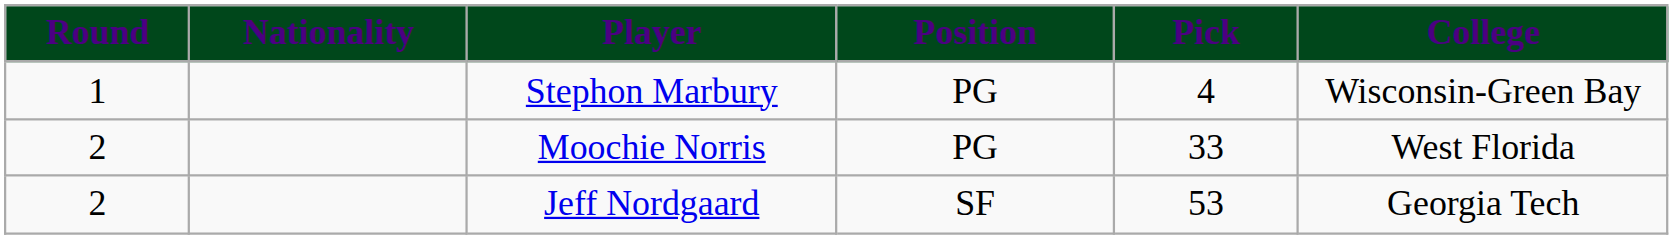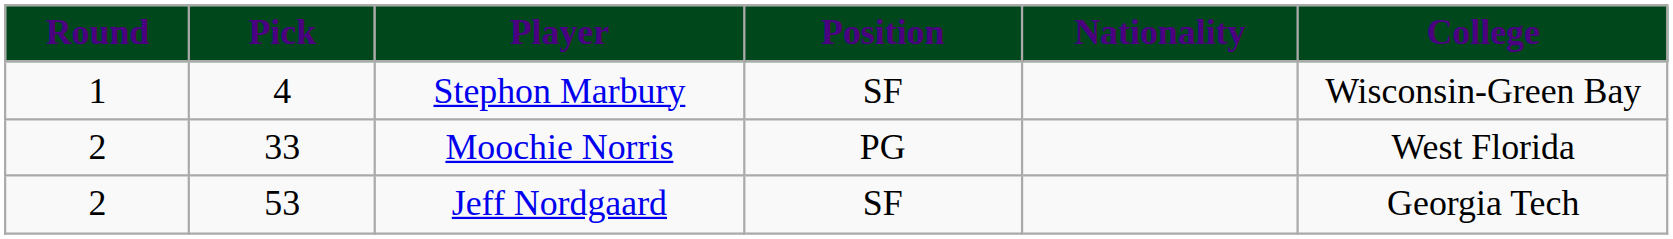columns swapped: (1206, 32) <-> (328, 32)
(975, 89) PG -> (883, 89) SF
